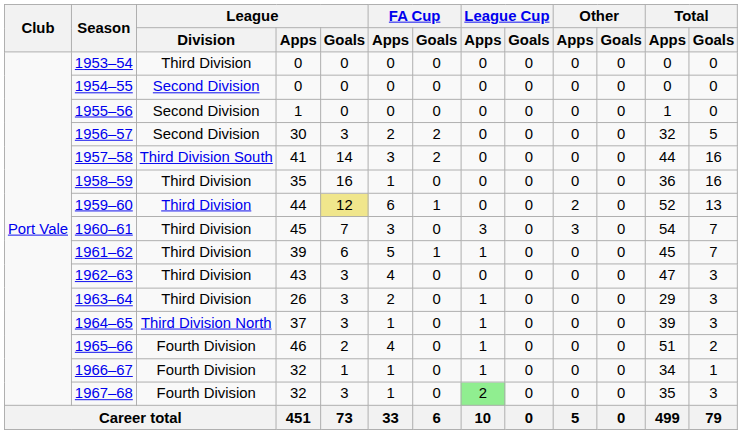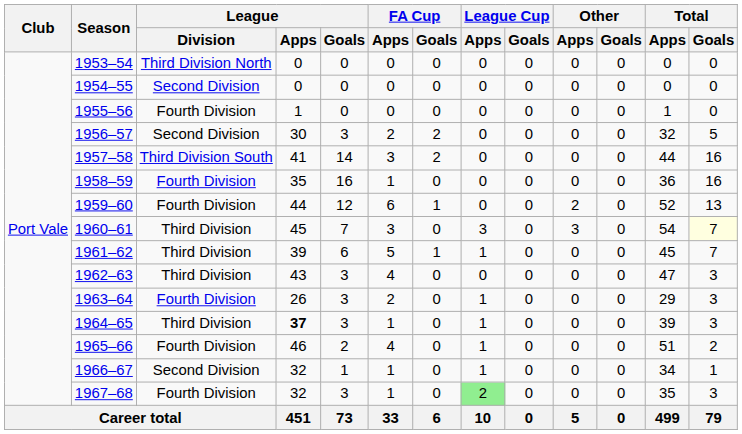(206, 63) Third Division -> (206, 63) Third Division North
(206, 110) Second Division -> (206, 110) Fourth Division
(206, 181) Third Division -> (206, 181) Fourth Division
(206, 205) Third Division -> (206, 205) Fourth Division
(344, 205) khaki background -> (344, 205) no background
(713, 228) no background -> (713, 228) lightyellow background
(206, 299) Third Division -> (206, 299) Fourth Division
(206, 323) Third Division North -> (206, 323) Third Division
(298, 323) normal -> (298, 323) bold
(206, 370) Fourth Division -> (206, 370) Second Division
